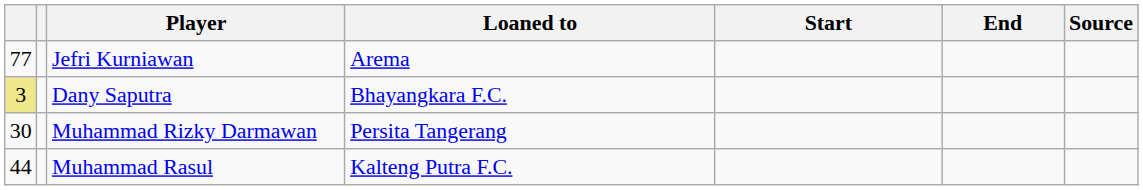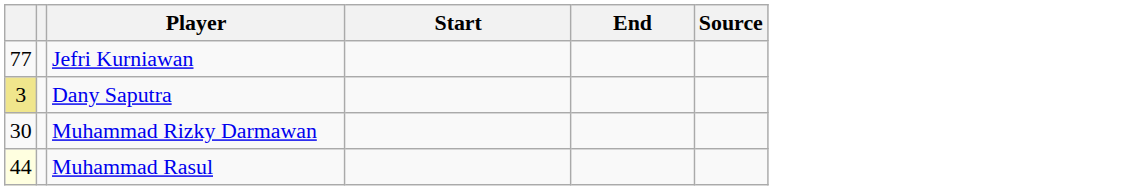- column: (530, 22)
(21, 167) no background -> (21, 167) lightyellow background
